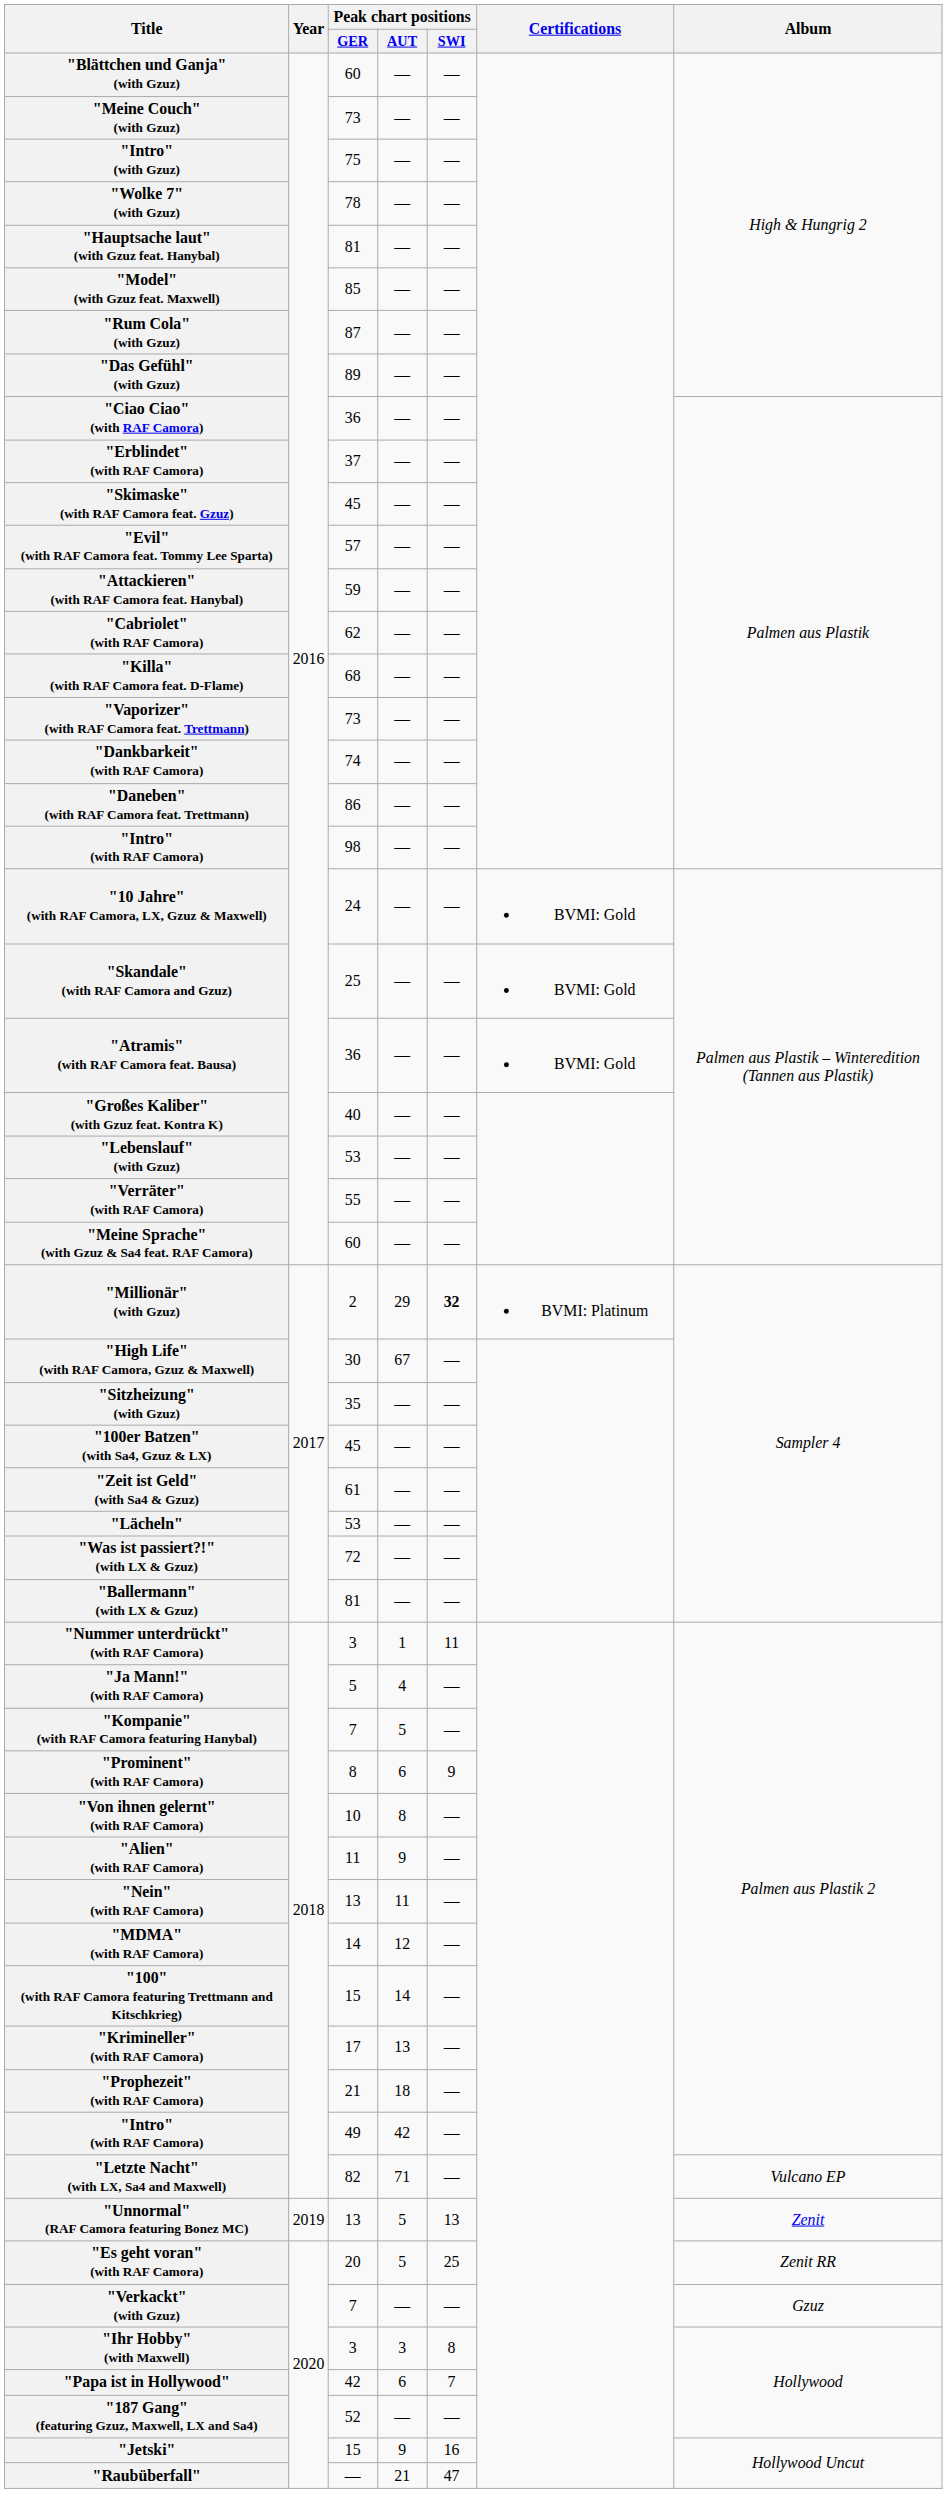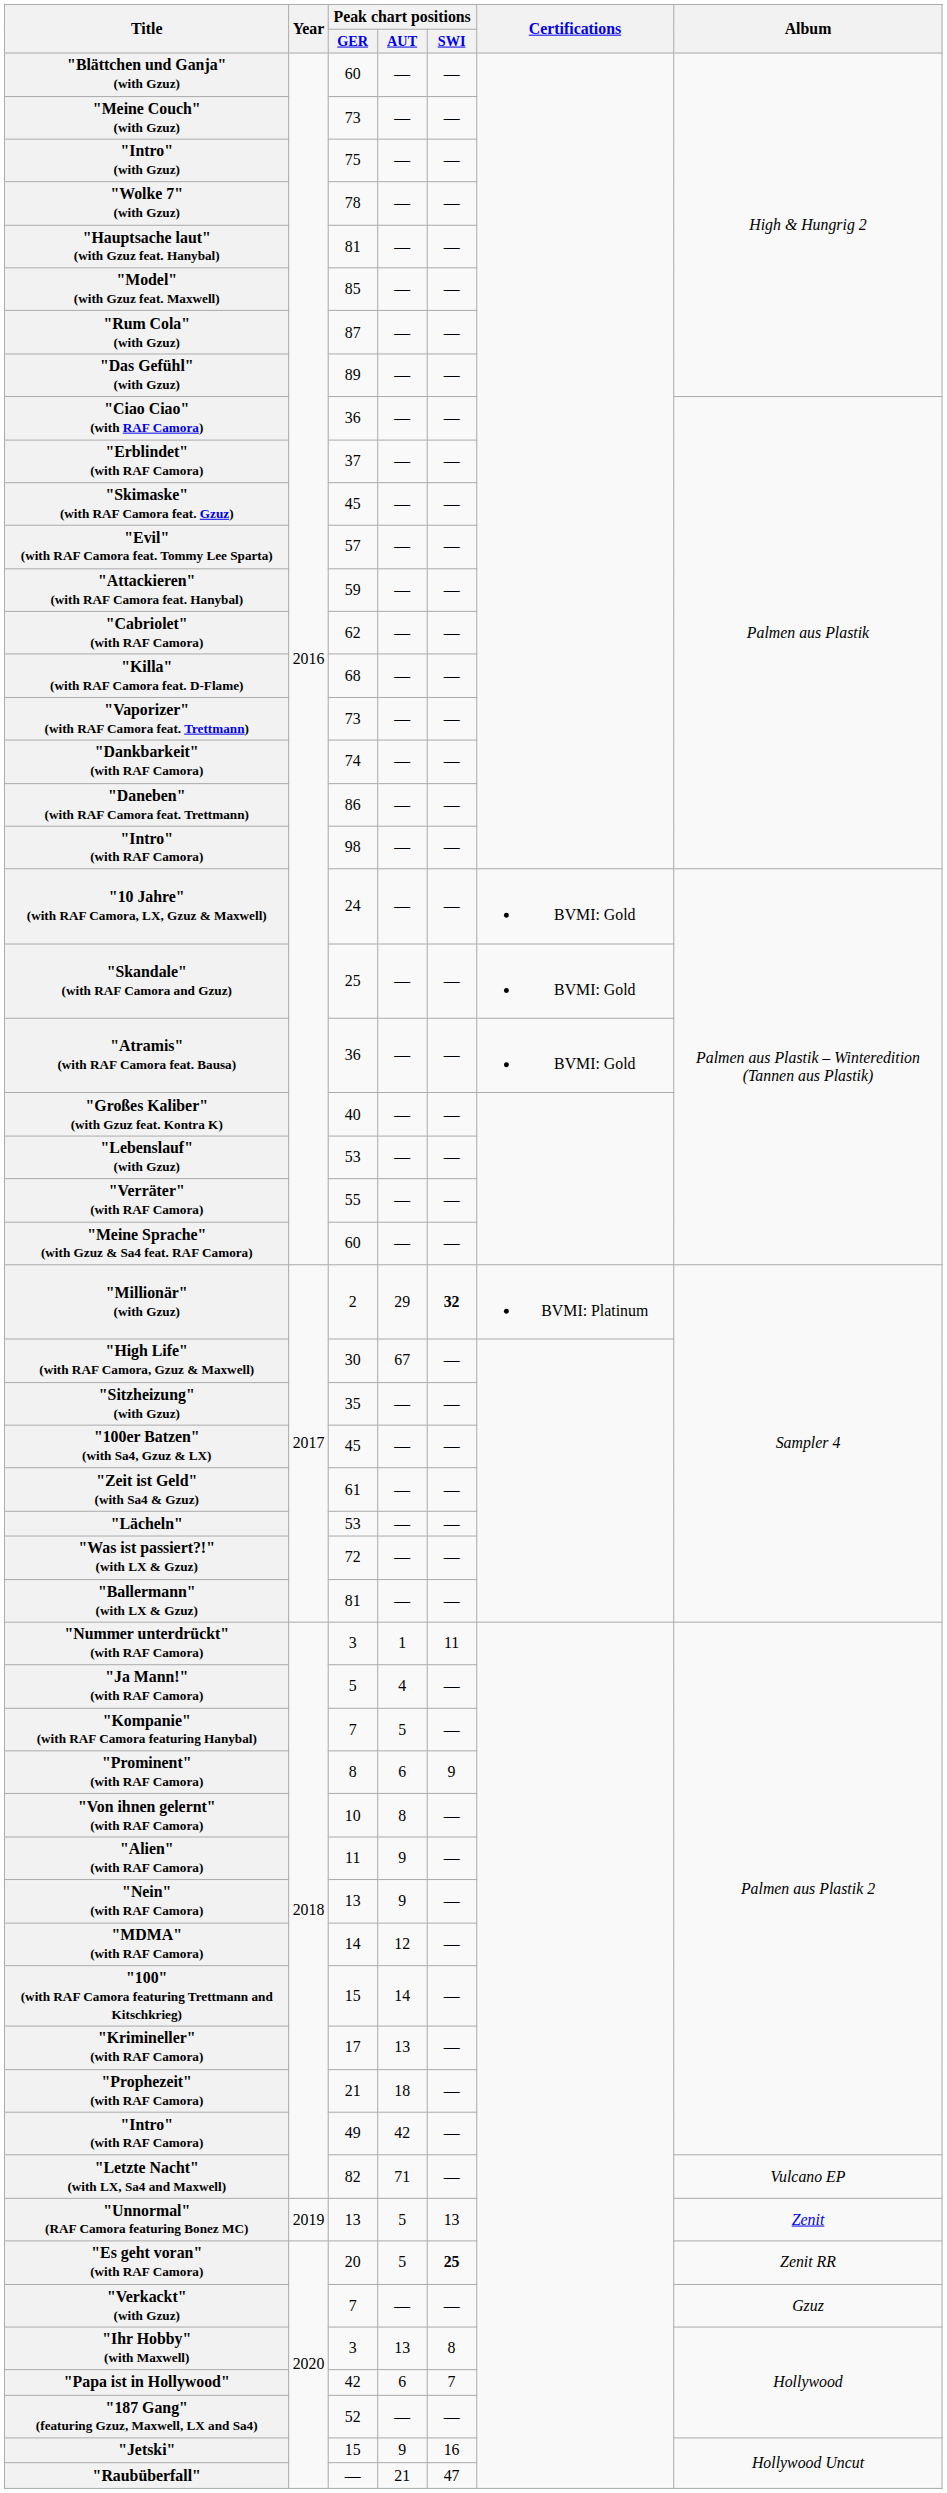(402, 1901) 11 -> (402, 1901) 9
(452, 2262) normal -> (452, 2262) bold
(402, 2348) 3 -> (402, 2348) 13
